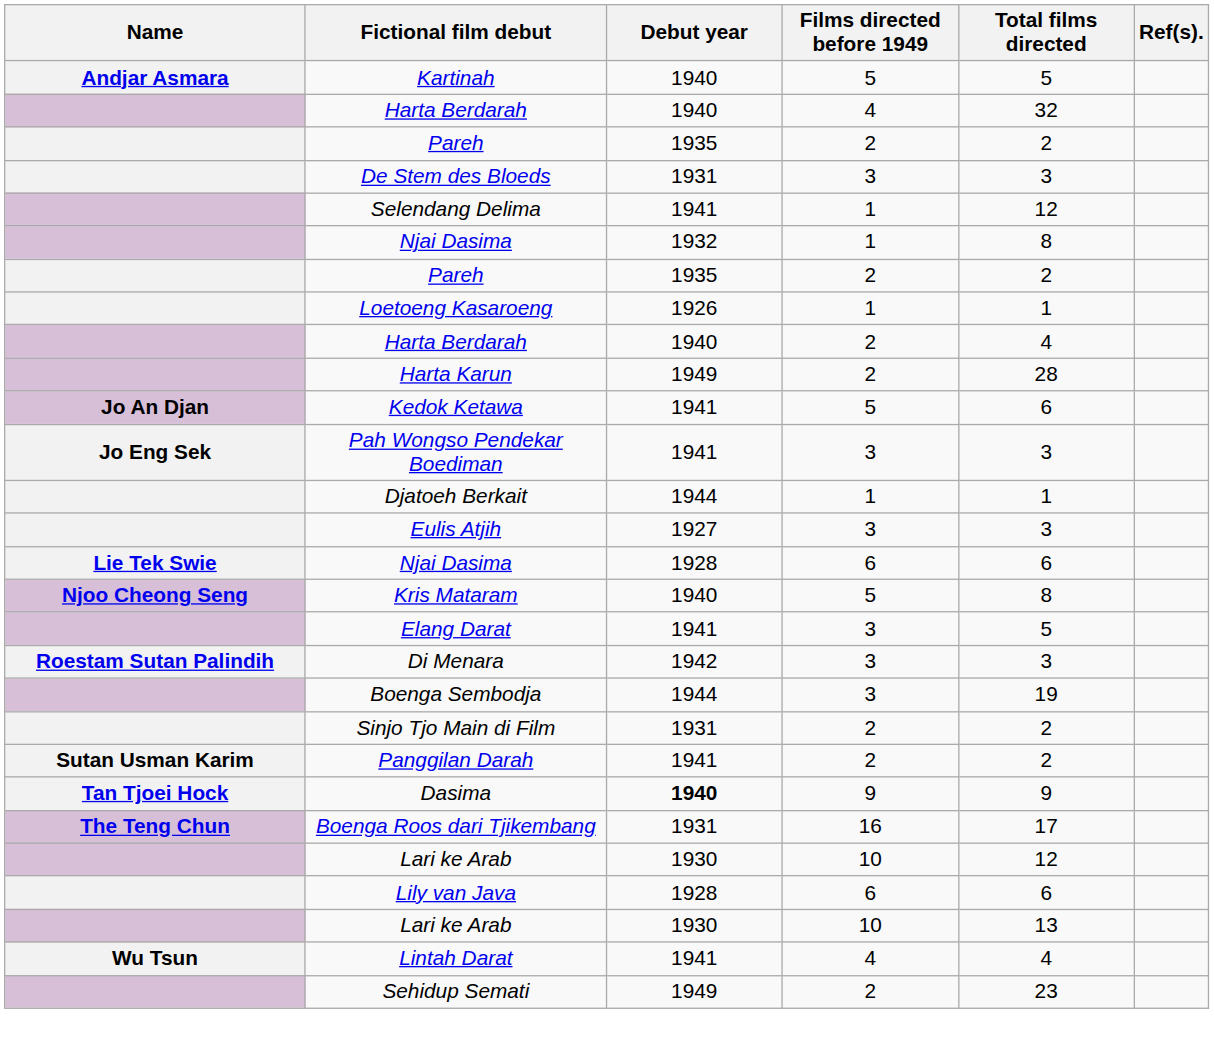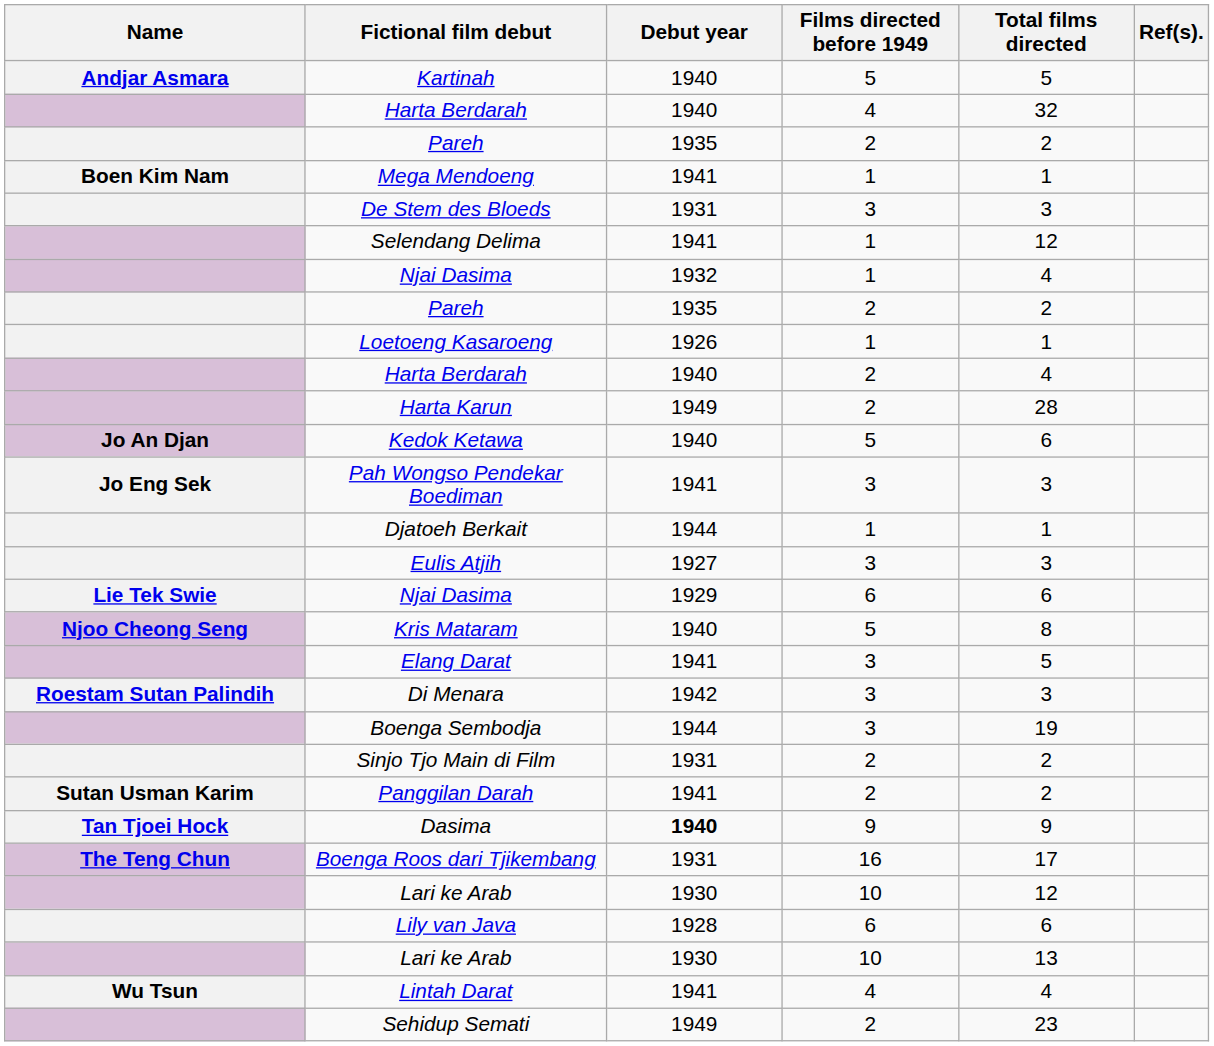+ row: (456, 176)
(1046, 242) 8 -> (1046, 275) 4
(694, 407) 1941 -> (694, 440) 1940
(694, 562) 1928 -> (694, 595) 1929
